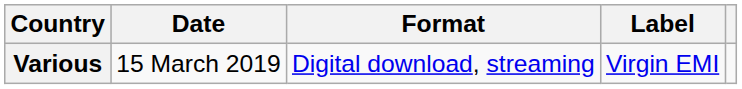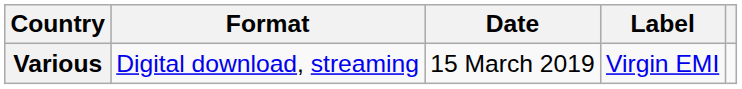columns swapped: (198, 24) <-> (443, 24)
